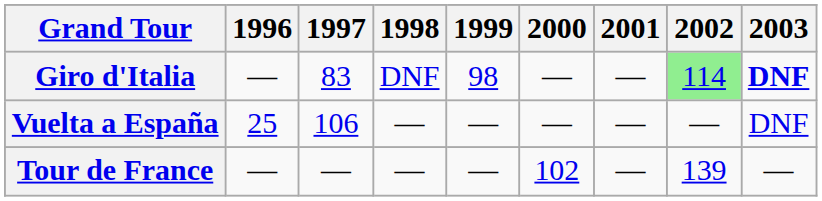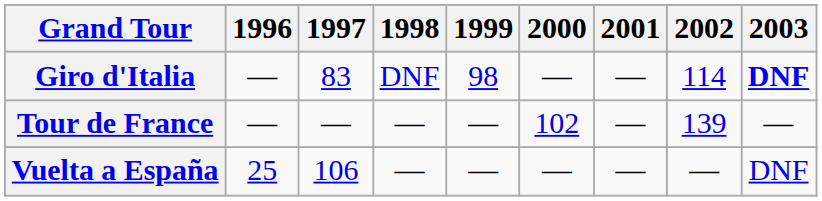(704, 75) lightgreen background -> (704, 75) no background
rows swapped: (115, 170) <-> (115, 123)
